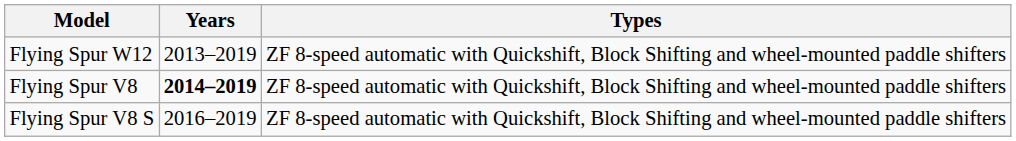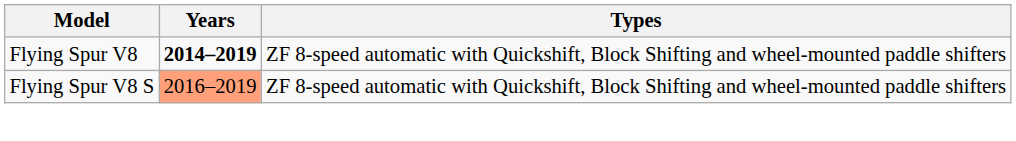- row: (81, 53)
(210, 119) no background -> (210, 86) lightsalmon background
